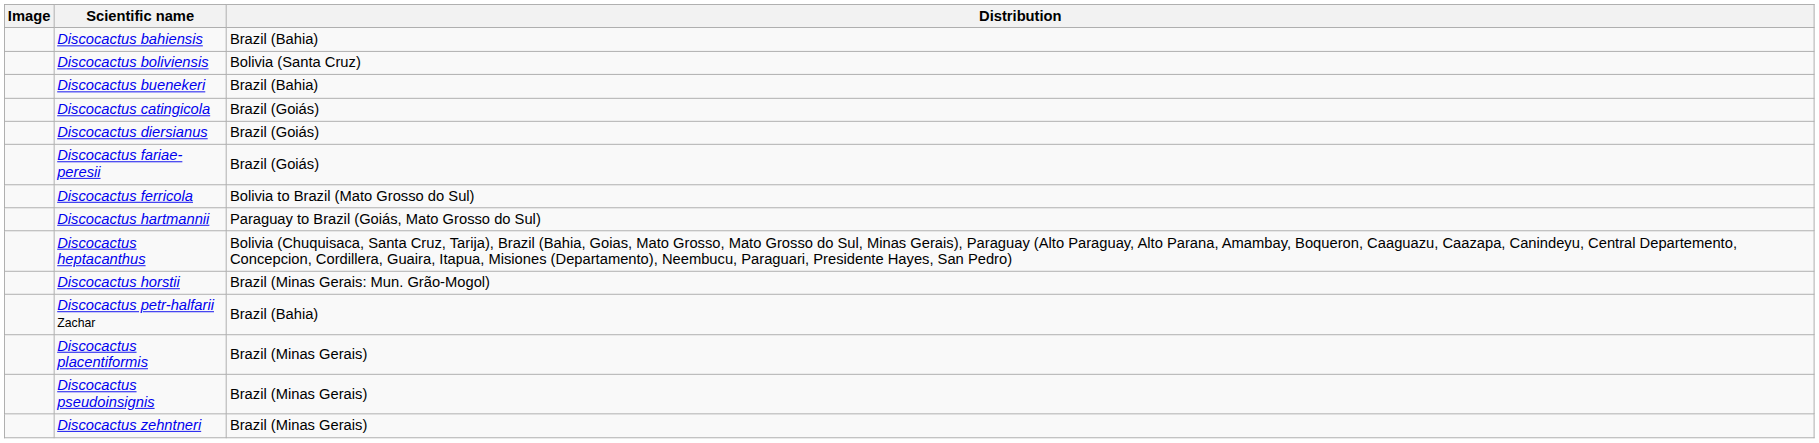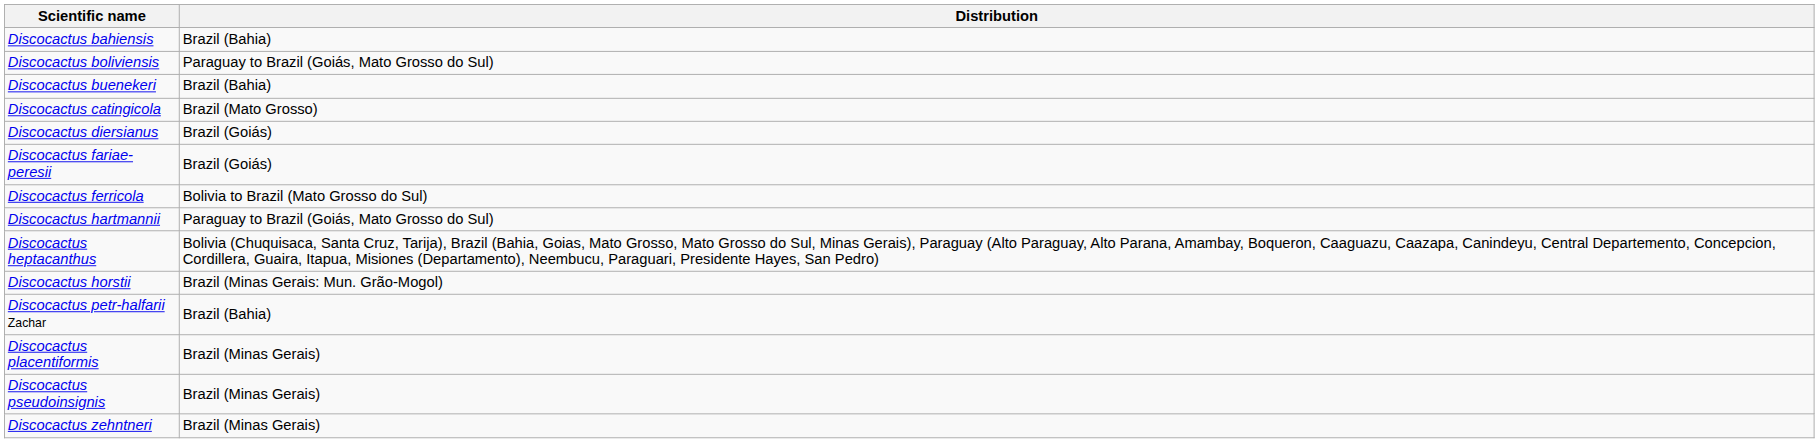- column: (29, 16)
(295, 62) Bolivia (Santa Cruz) -> (338, 62) Paraguay to Brazil (Goiás, Mato Grosso do Sul)
(274, 109) Brazil (Goiás) -> (250, 109) Brazil (Mato Grosso)
